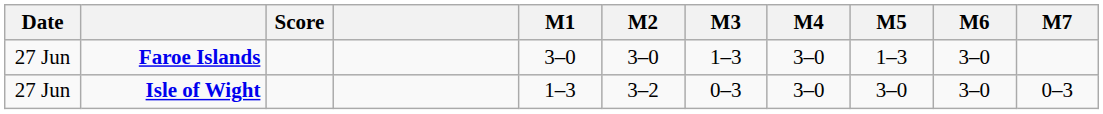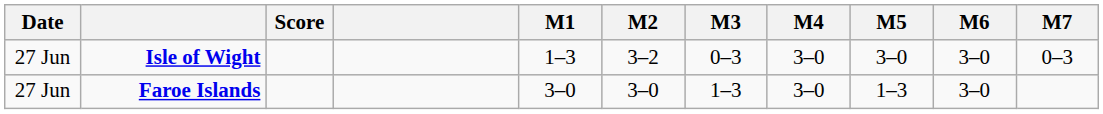rows swapped: (200, 56) <-> (203, 91)
